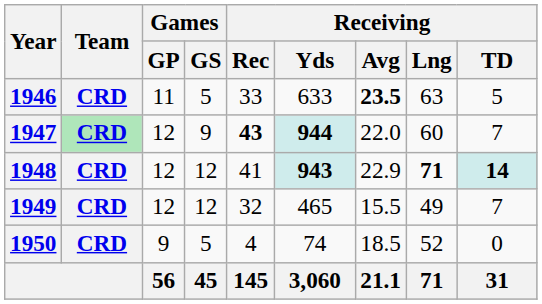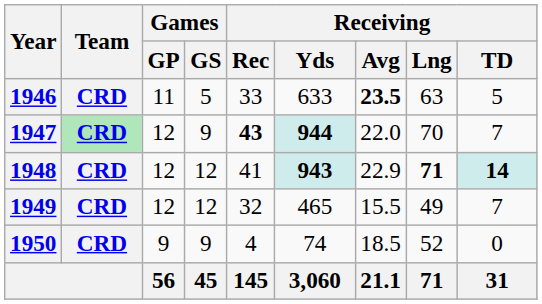(432, 133) 60 -> (432, 133) 70
(206, 243) 5 -> (206, 243) 9
